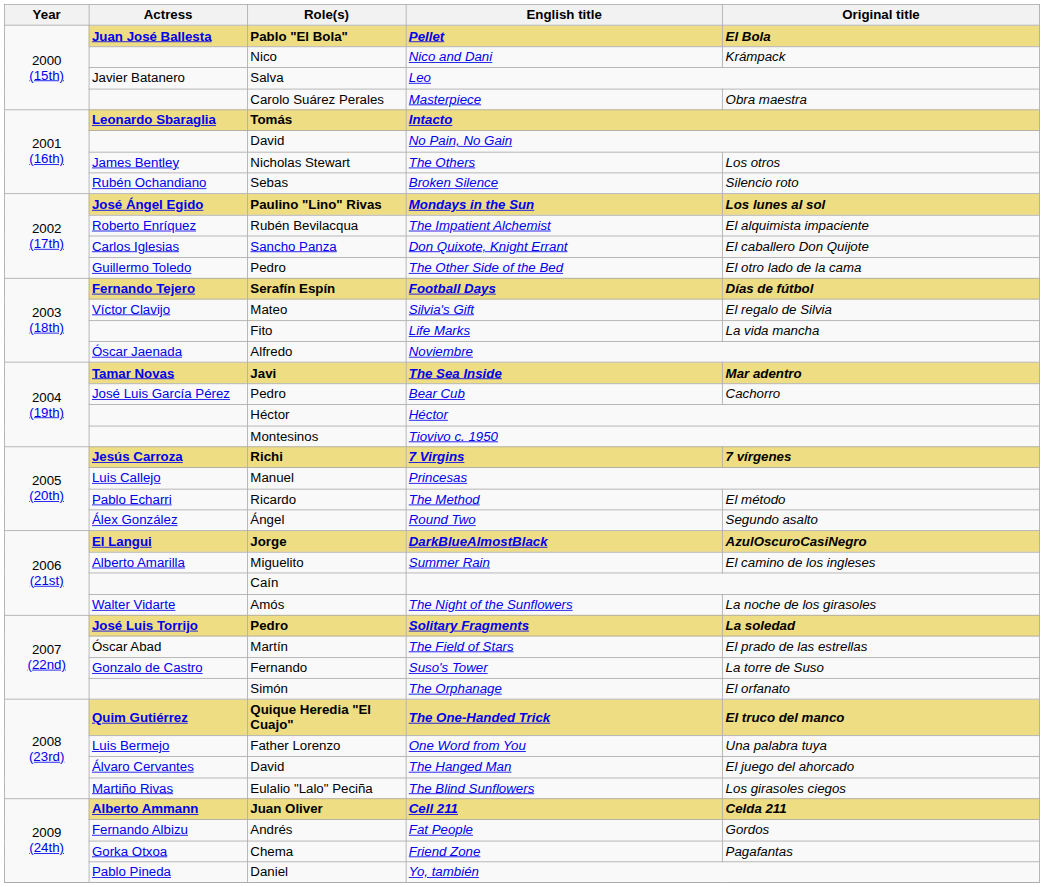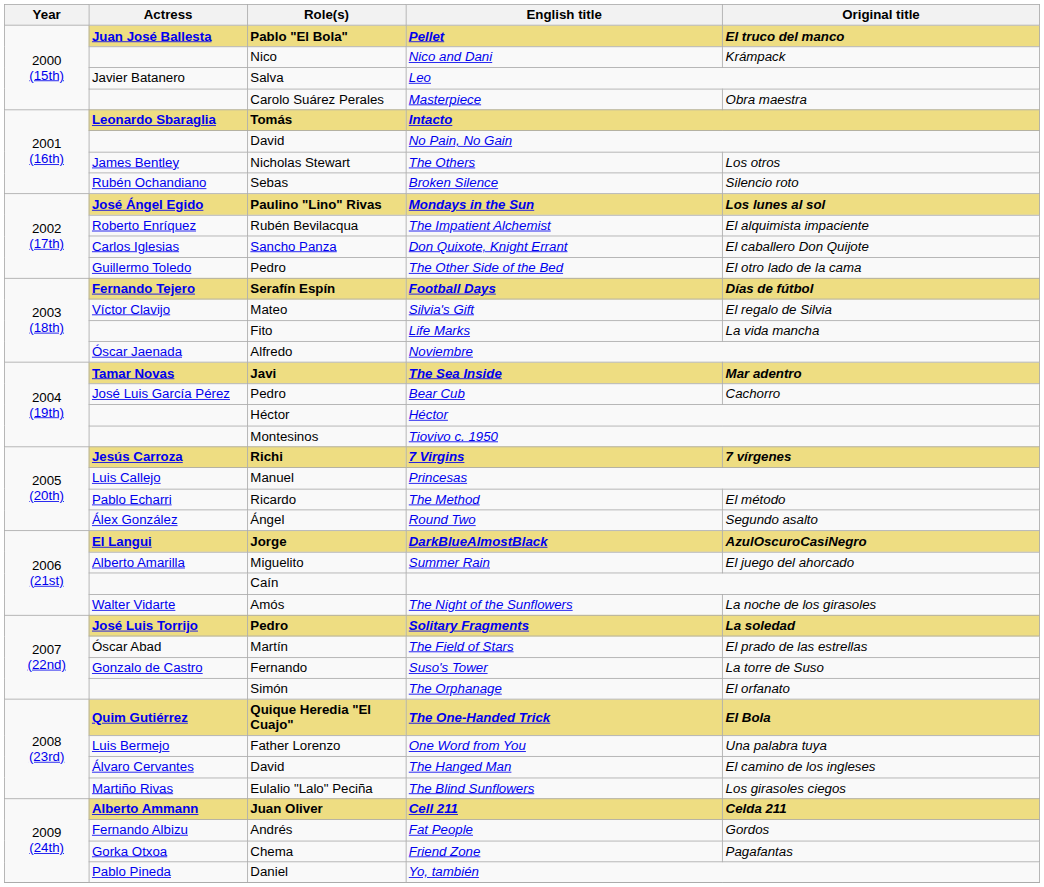(748, 36) El Bola -> (785, 36) El truco del manco
(801, 562) El camino de los ingleses -> (790, 562) El juego del ahorcado
(785, 717) El truco del manco -> (748, 717) El Bola
(790, 767) El juego del ahorcado -> (801, 767) El camino de los ingleses
